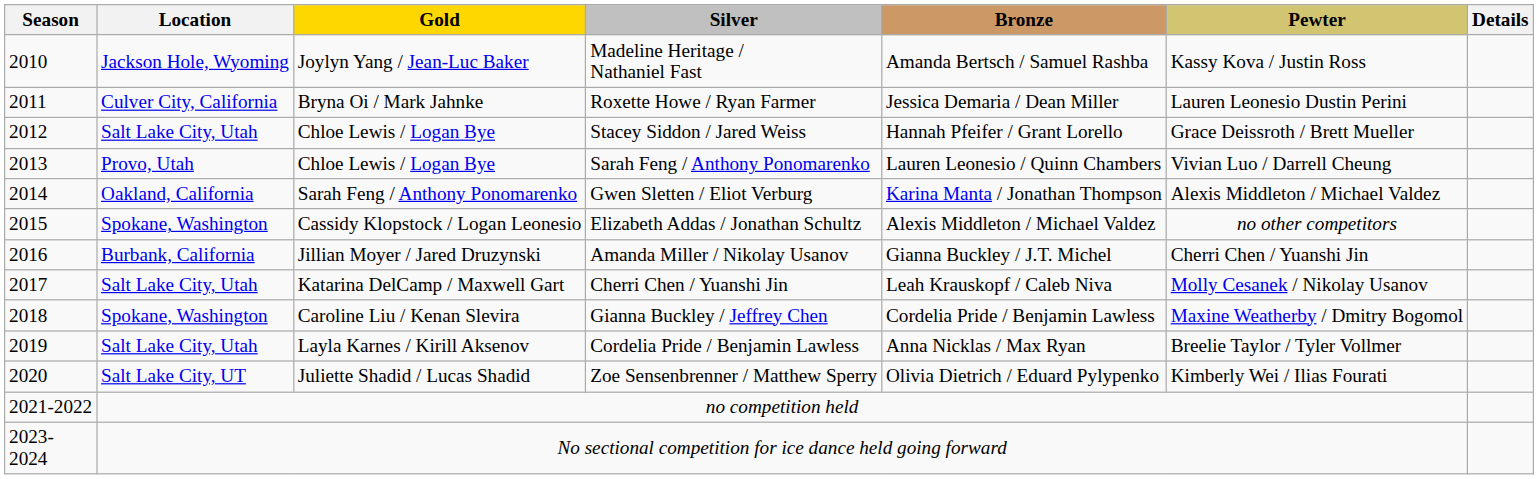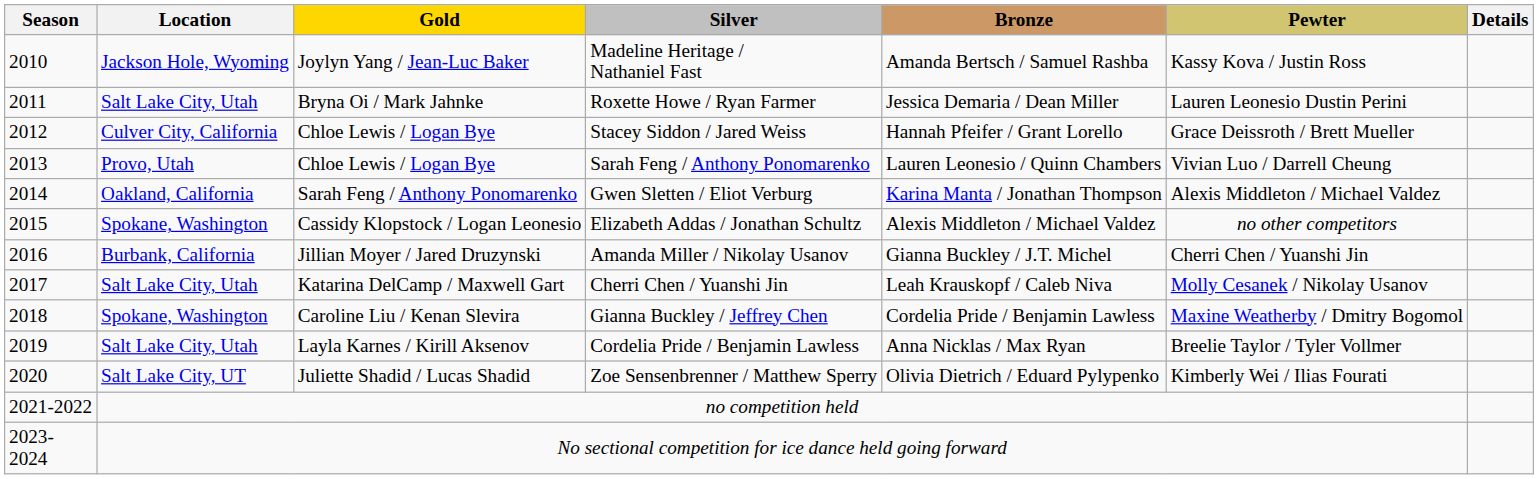(189, 102) Culver City, California -> (179, 102) Salt Lake City, Utah
(179, 132) Salt Lake City, Utah -> (189, 132) Culver City, California
